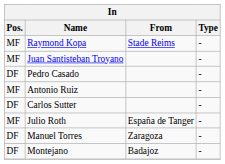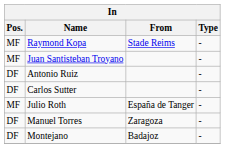- row: (53, 74)
(13, 89) MF -> (13, 74) DF
